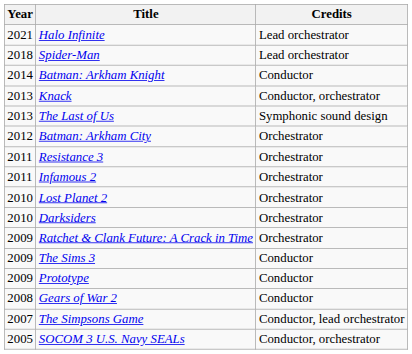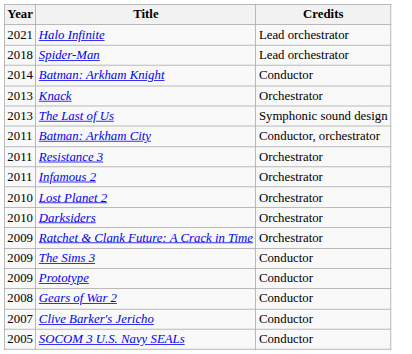(319, 95) Conductor, orchestrator -> (291, 95) Orchestrator
(20, 136) 2012 -> (20, 136) 2011
(291, 136) Orchestrator -> (319, 136) Conductor, orchestrator
- row: (91, 319)
+ row: (96, 319)
(319, 339) Conductor, orchestrator -> (286, 339) Conductor
